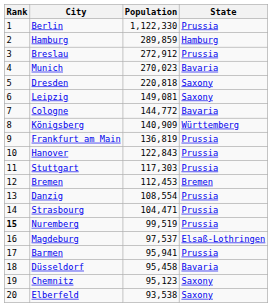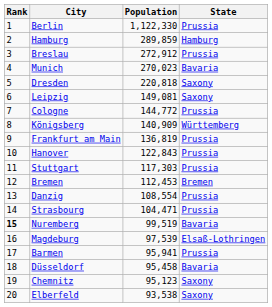(200, 111) Bavaria -> (200, 111) Prussia
(200, 224) Prussia -> (200, 224) Bavaria
(162, 239) 97,537 -> (162, 239) 97,539
